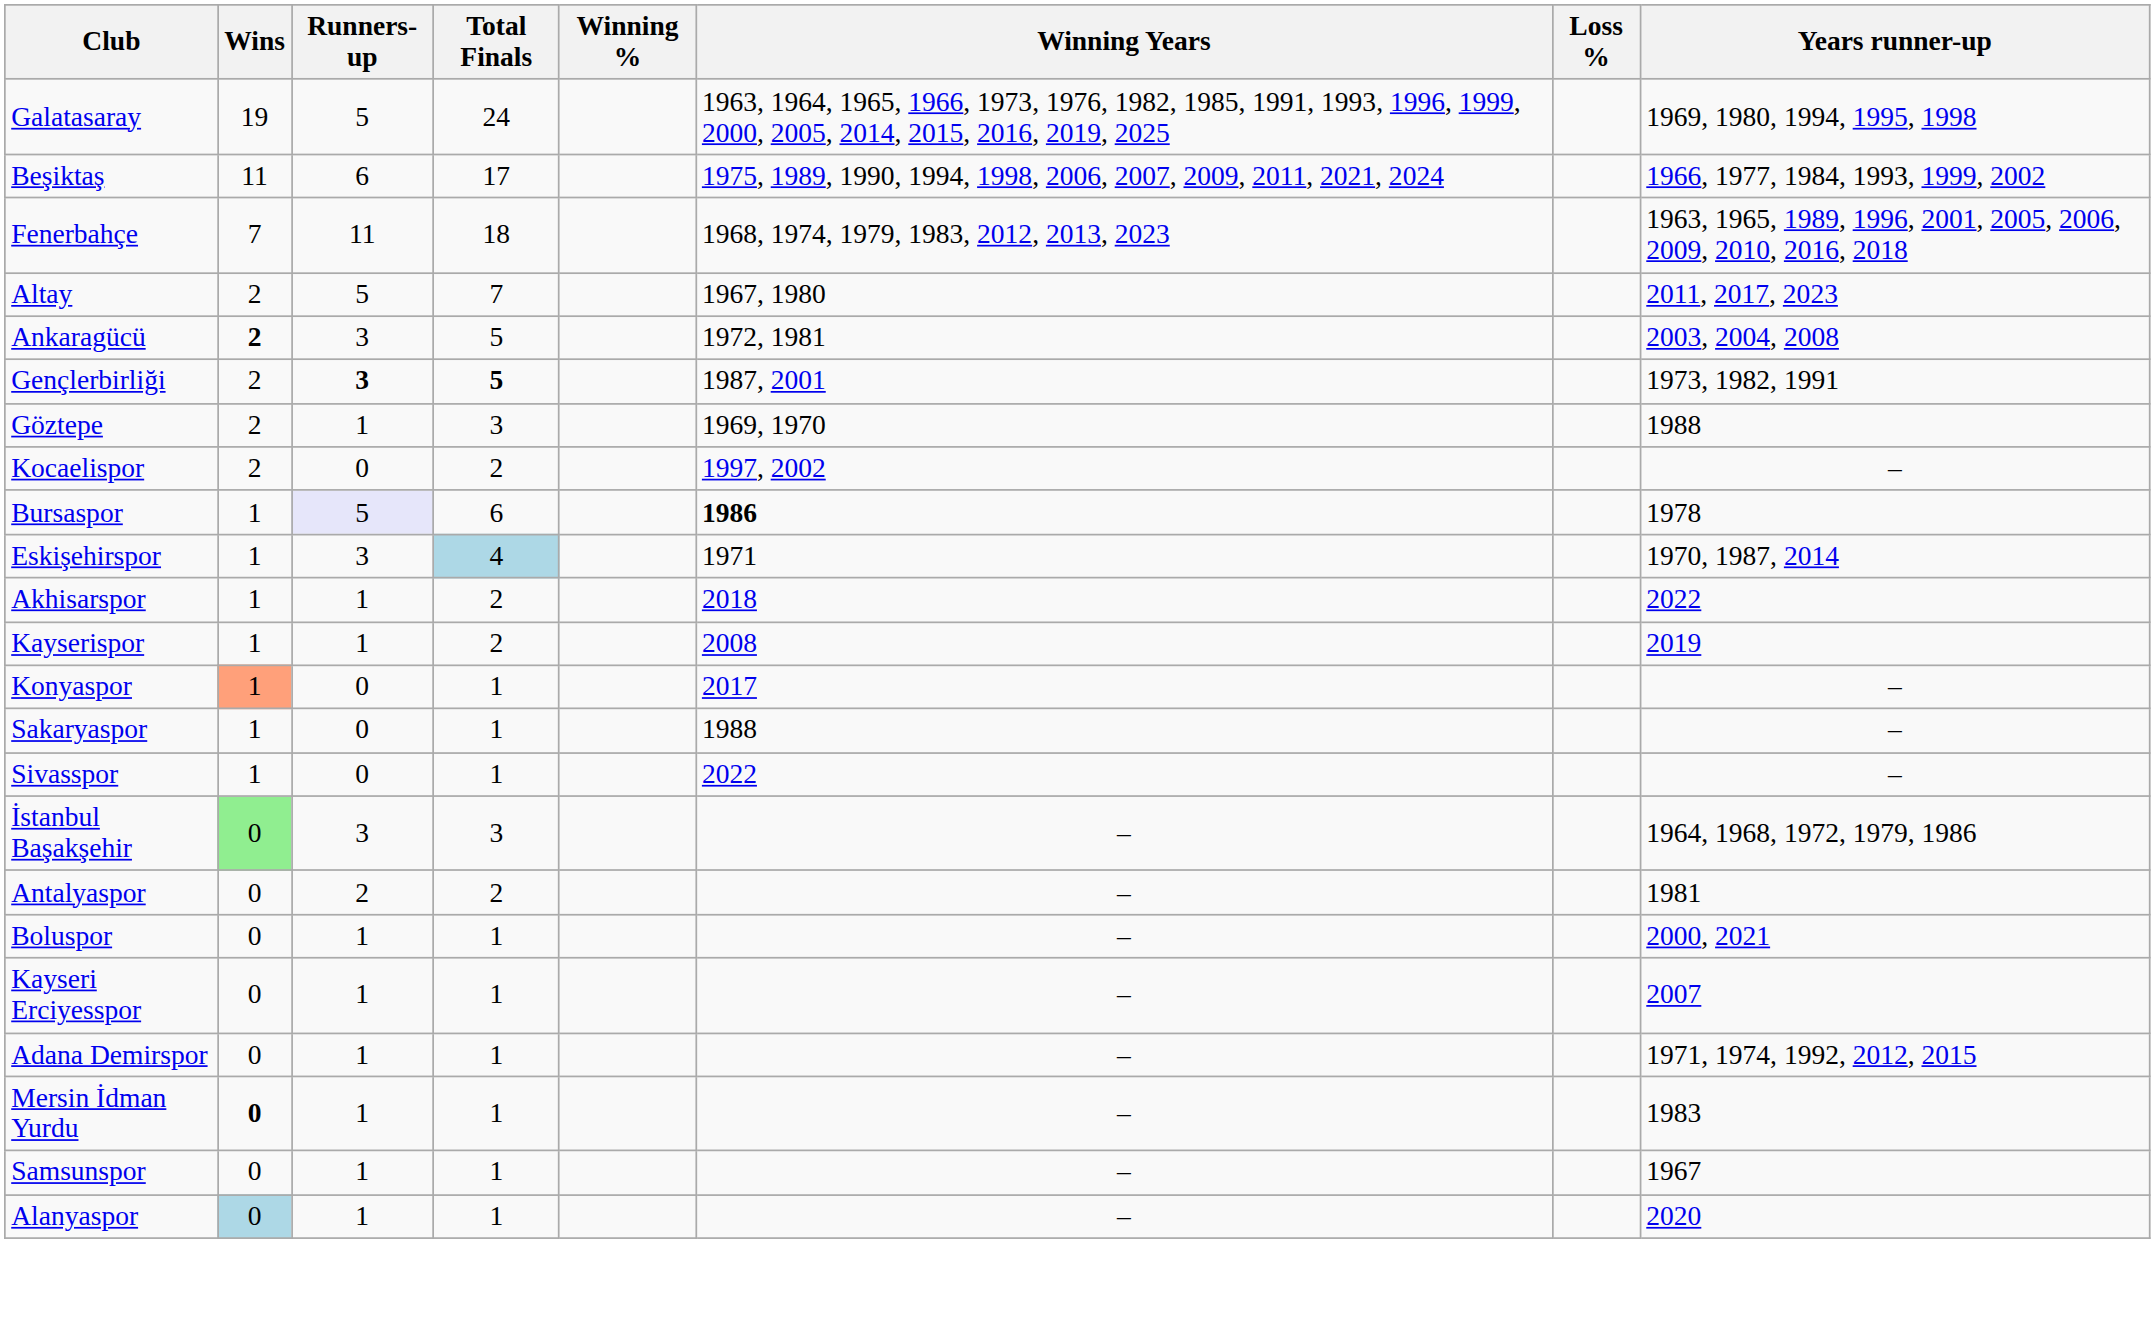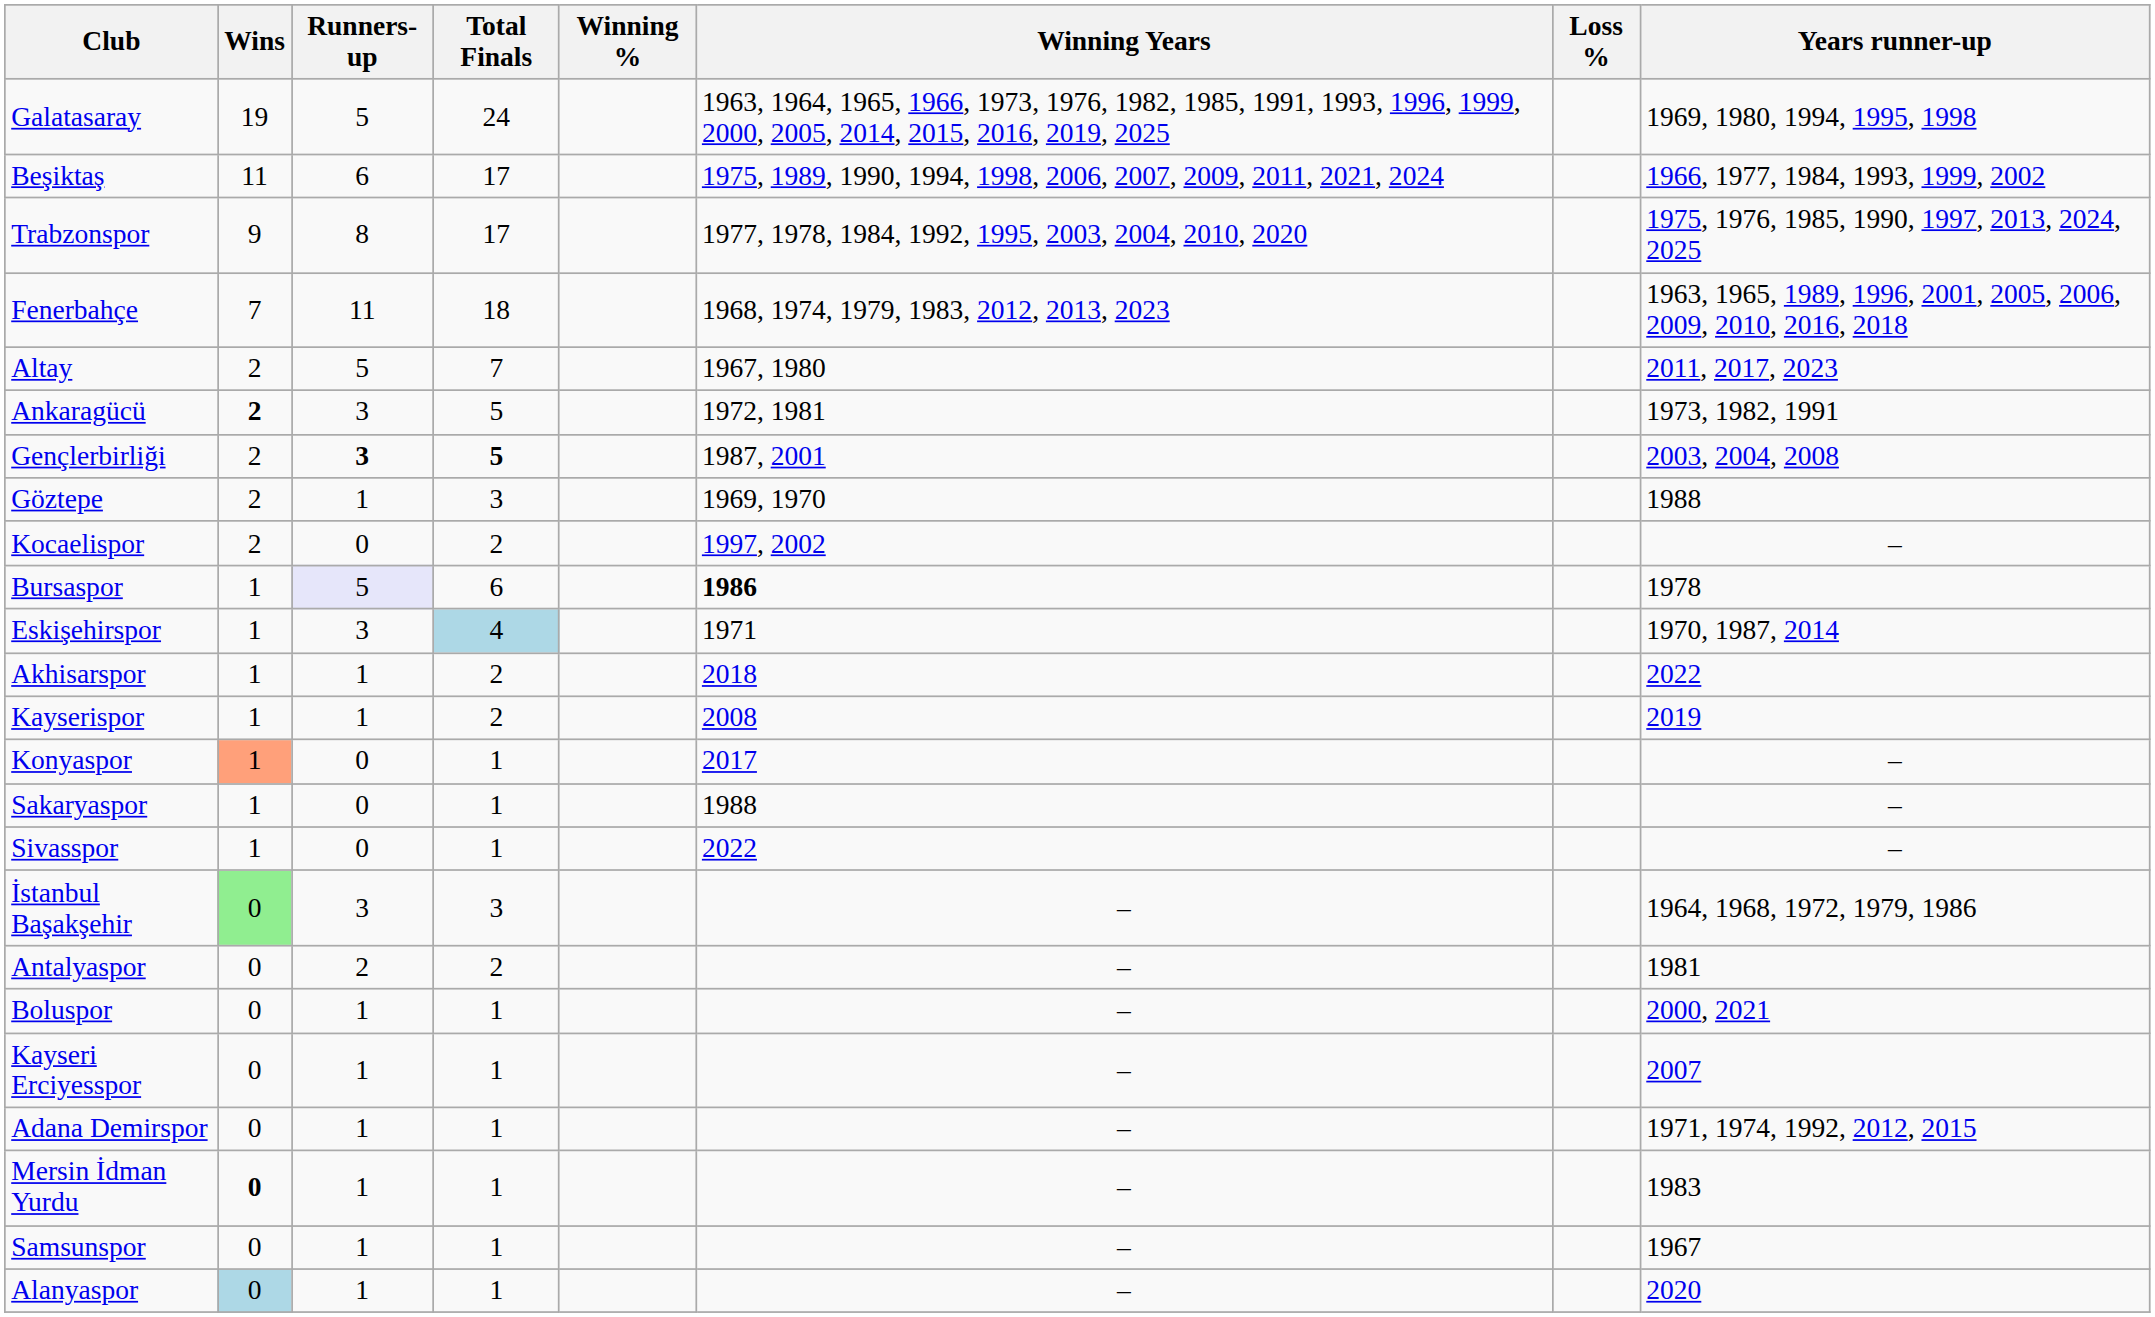+ row: (80, 234)
(1743, 337) 2003, 2004, 2008 -> (1743, 412) 1973, 1982, 1991
(1743, 381) 1973, 1982, 1991 -> (1743, 455) 2003, 2004, 2008
